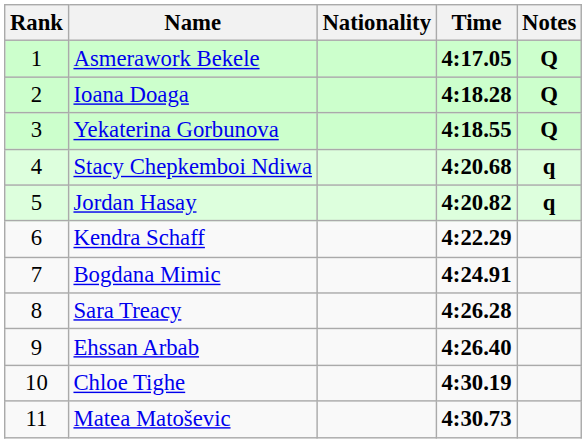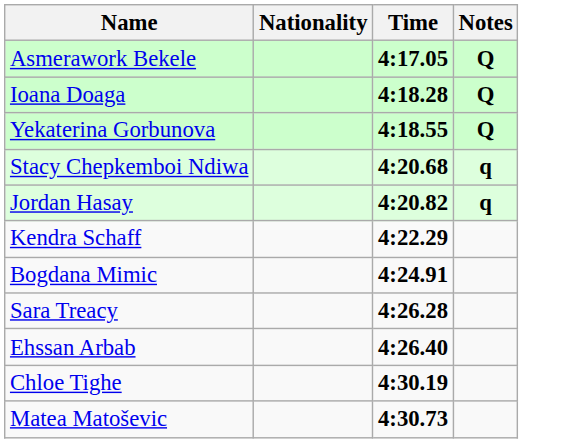- column: (36, 22)
